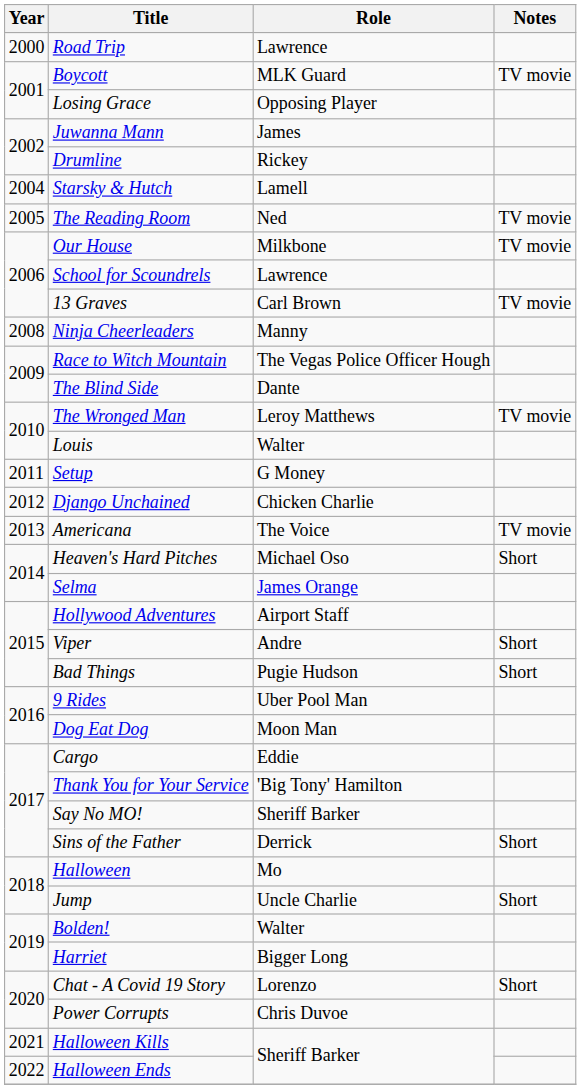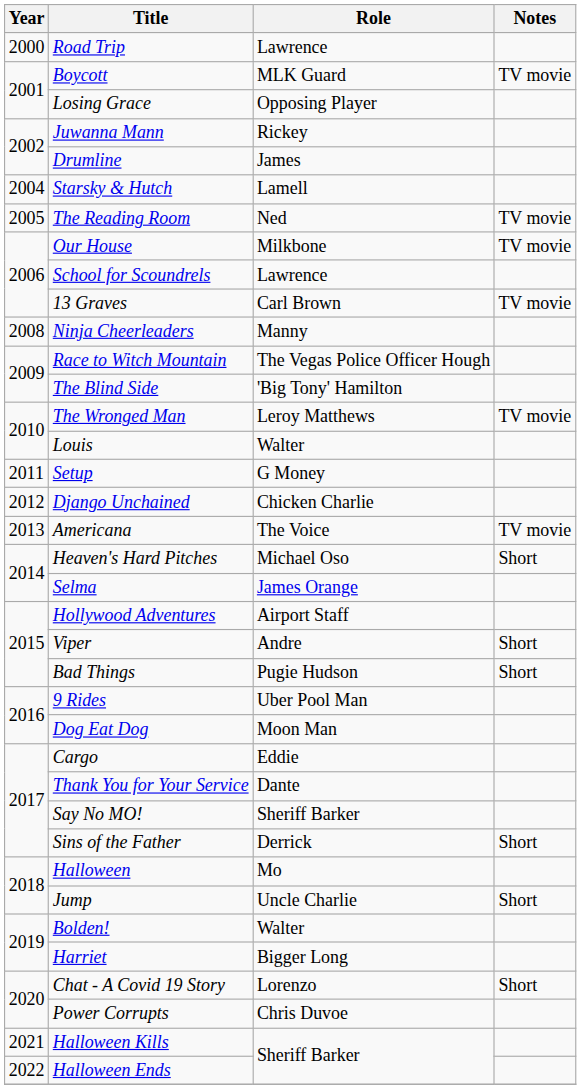(279, 132) James -> (282, 132) Rickey
(282, 160) Rickey -> (279, 160) James
(278, 388) Dante -> (330, 388) 'Big Tony' Hamilton
(330, 786) 'Big Tony' Hamilton -> (278, 786) Dante
